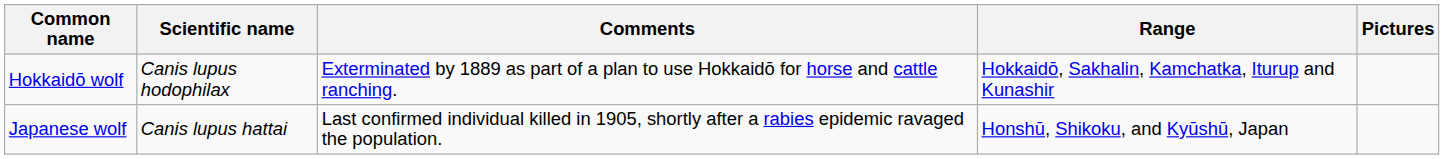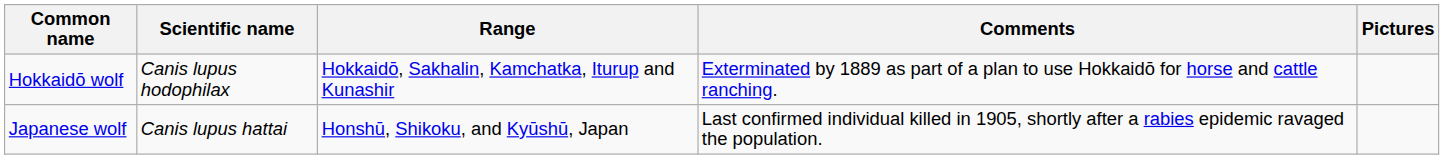columns swapped: (1167, 29) <-> (647, 29)
